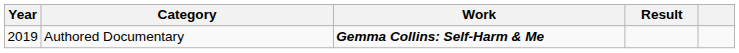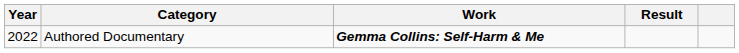(23, 36) 2019 -> (23, 36) 2022
